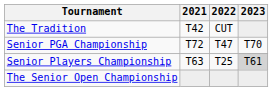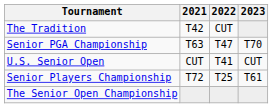(195, 46) T72 -> (195, 46) T63
+ row: (56, 62)
(195, 62) T63 -> (195, 78) T72
(253, 62) lightgrey background -> (253, 78) no background
